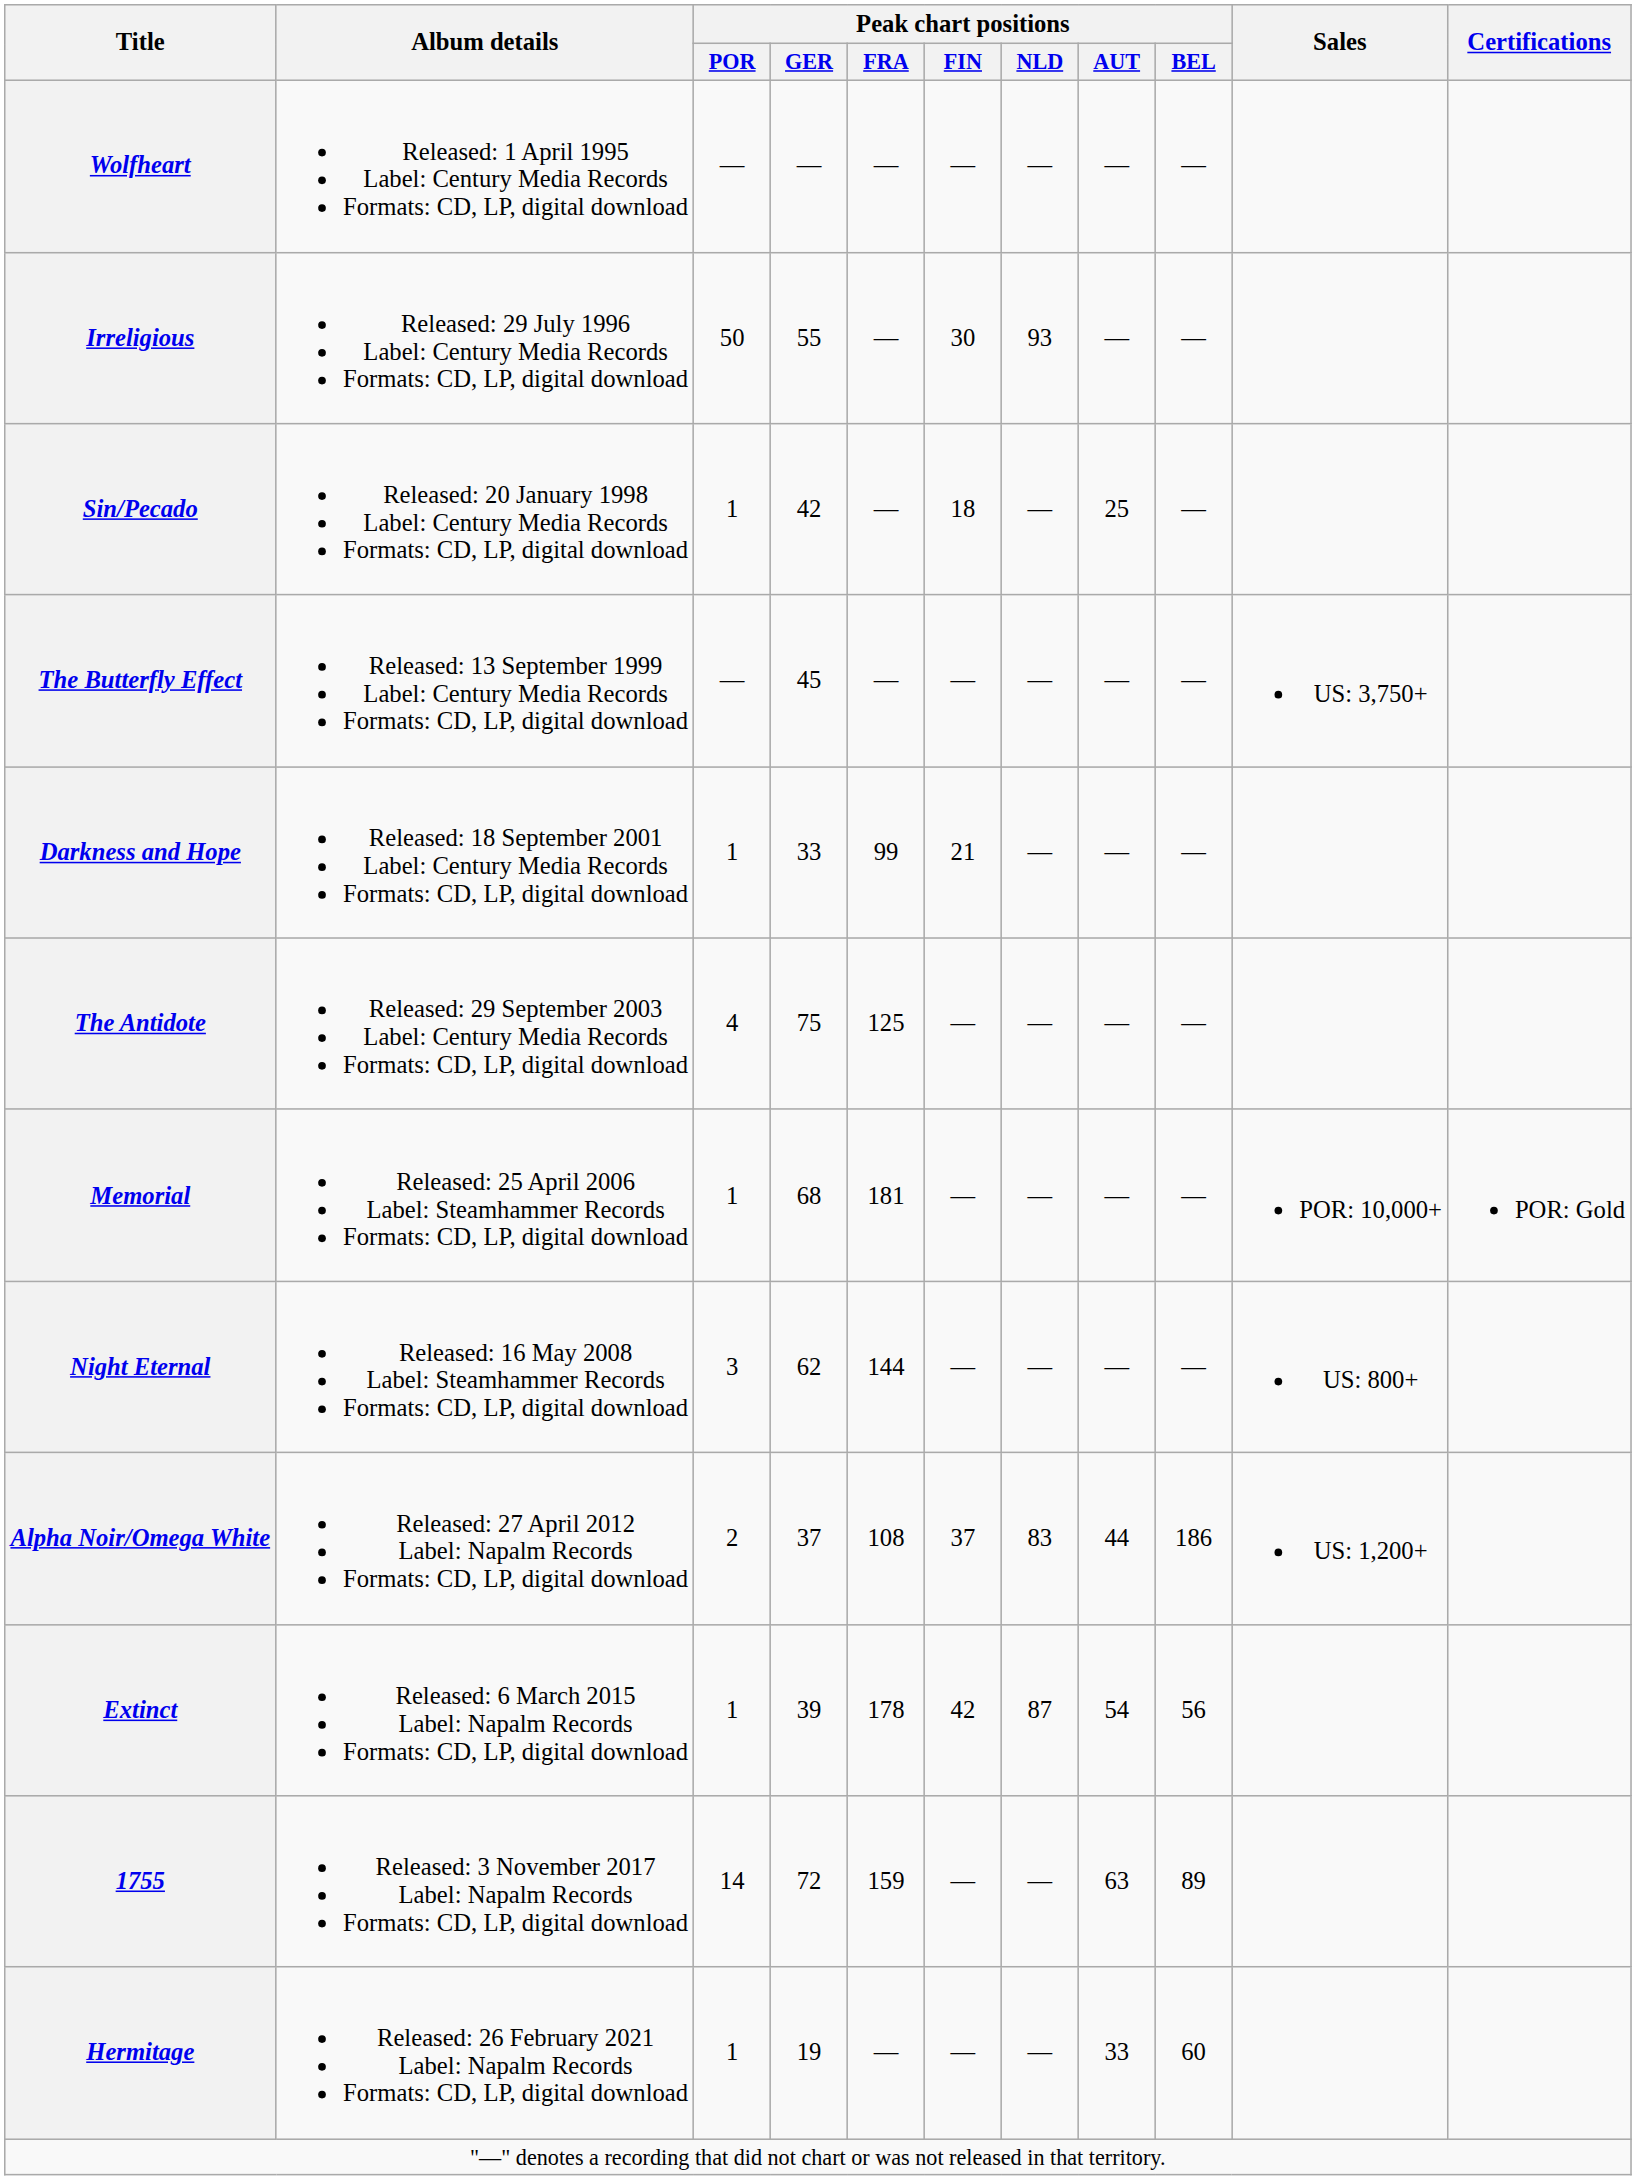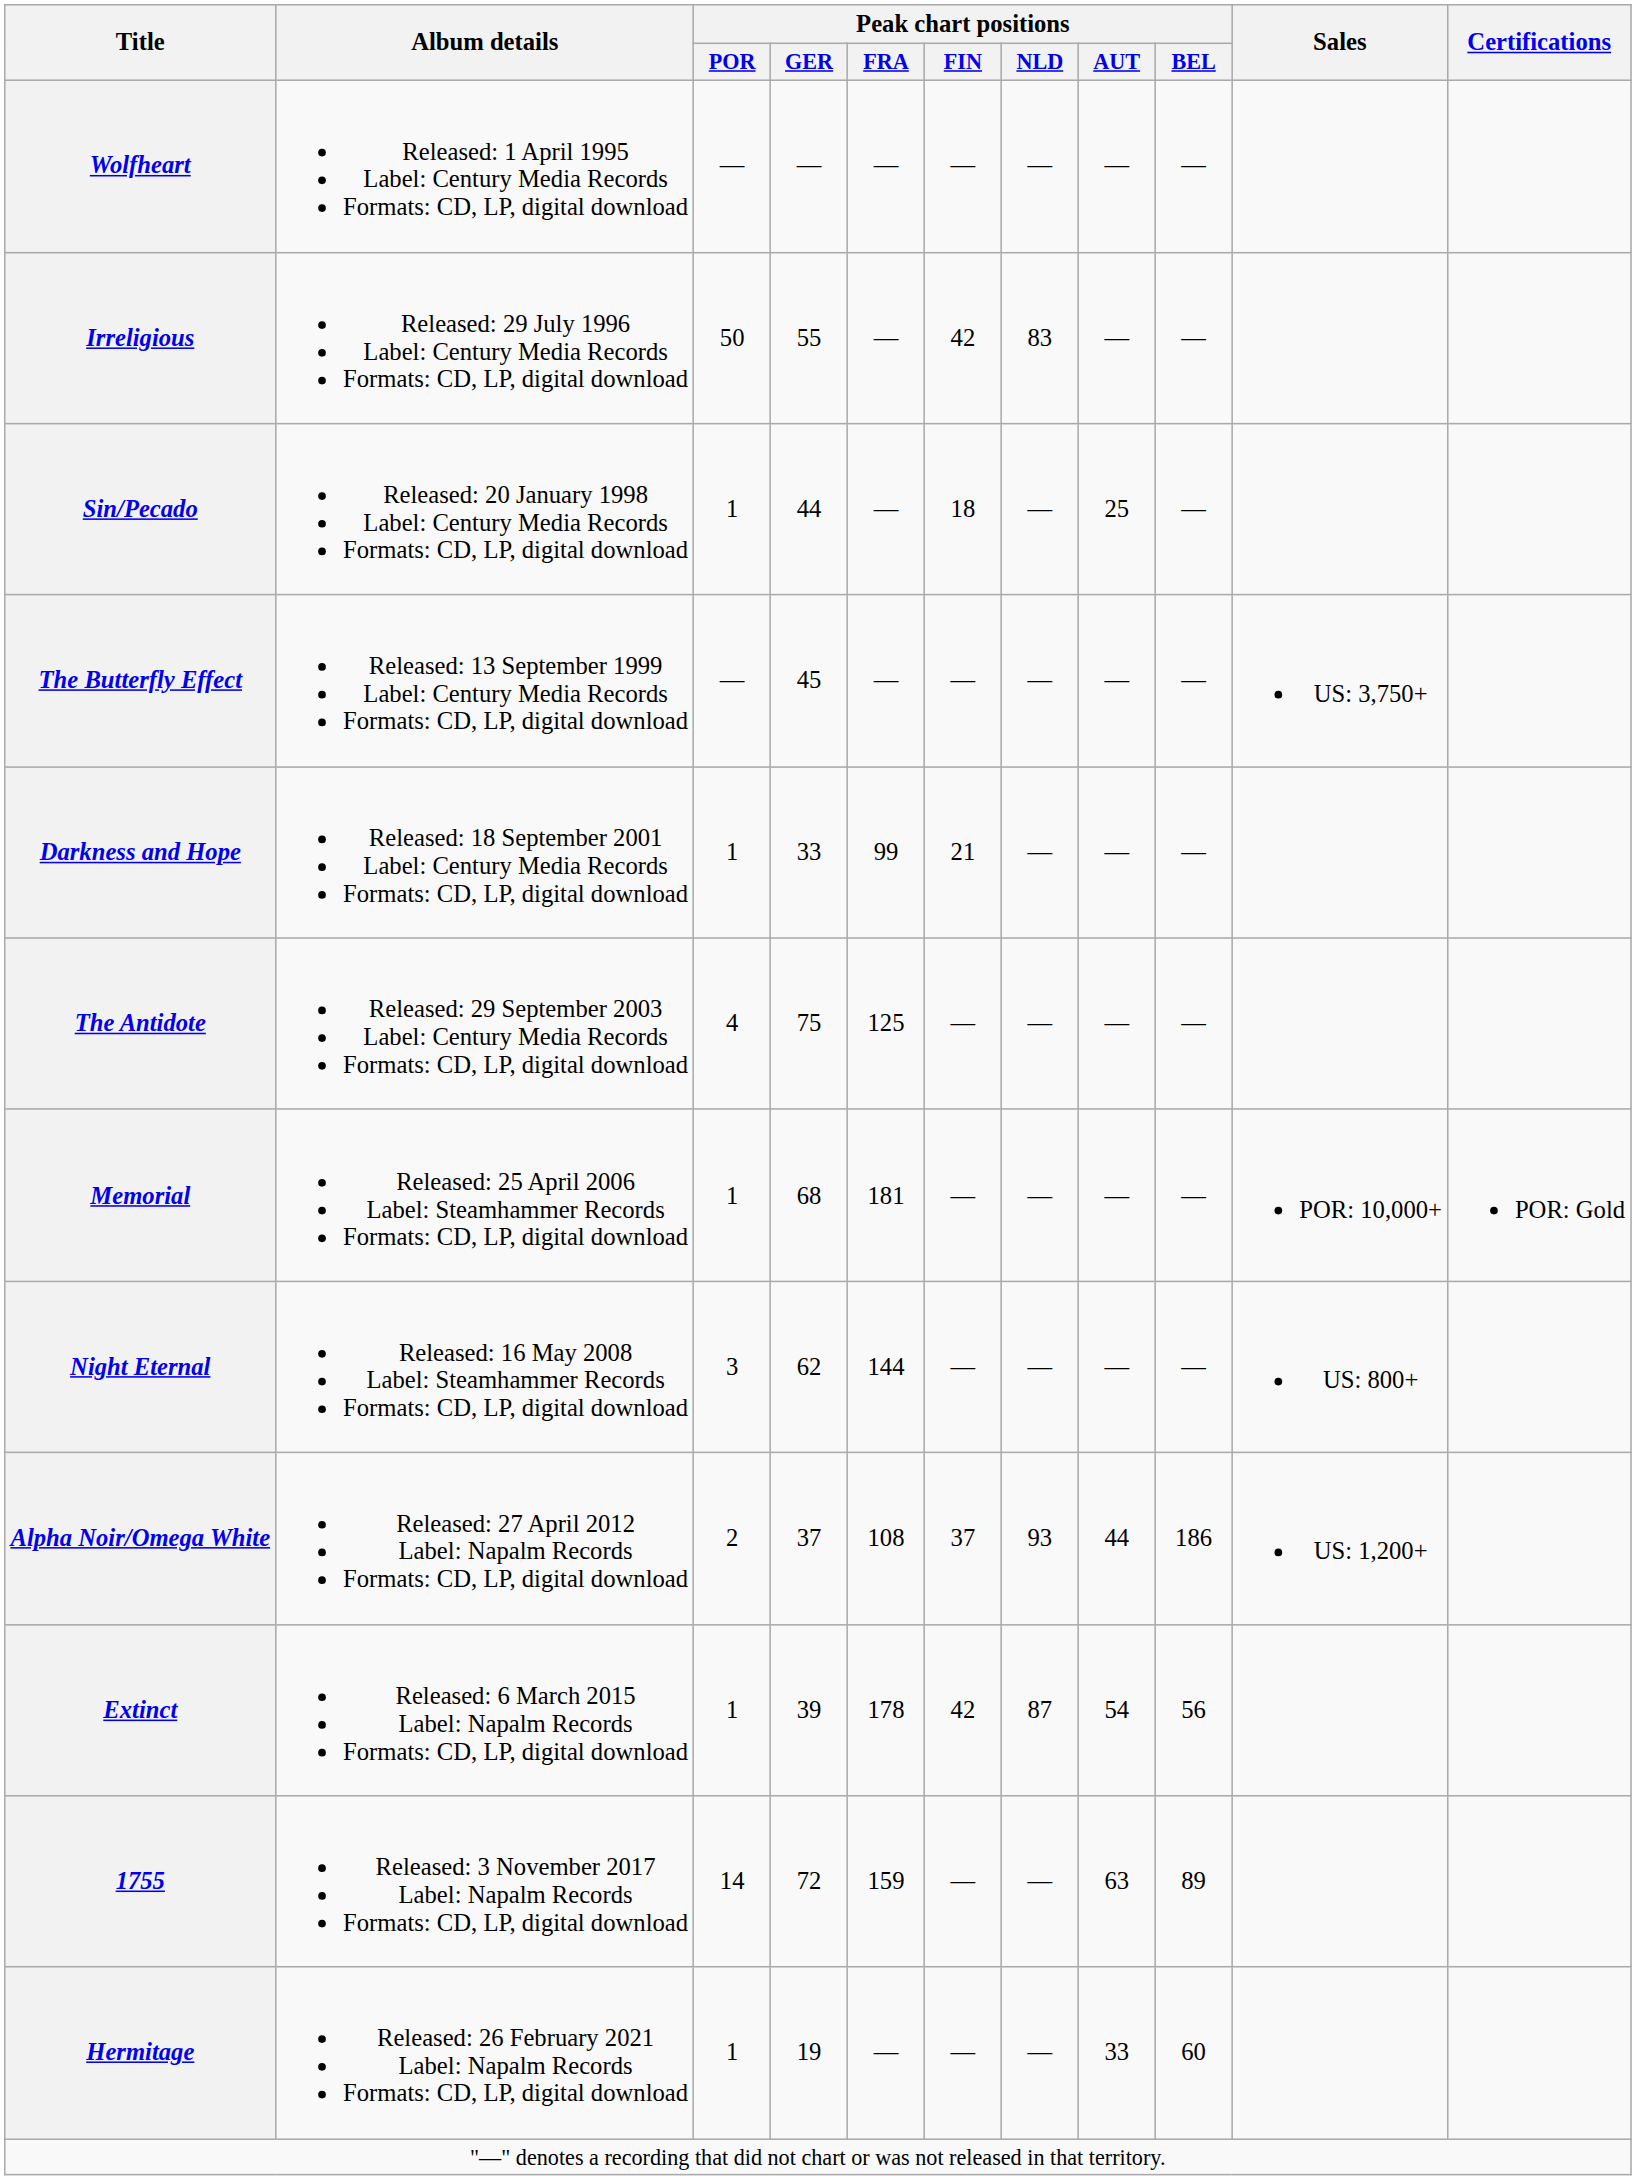(963, 337) 30 -> (963, 337) 42
(1040, 337) 93 -> (1040, 337) 83
(809, 508) 42 -> (809, 508) 44
(1040, 1538) 83 -> (1040, 1538) 93
